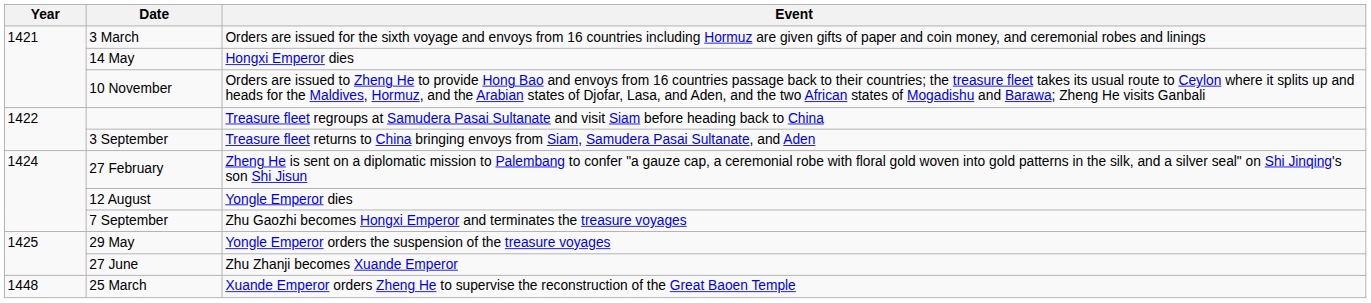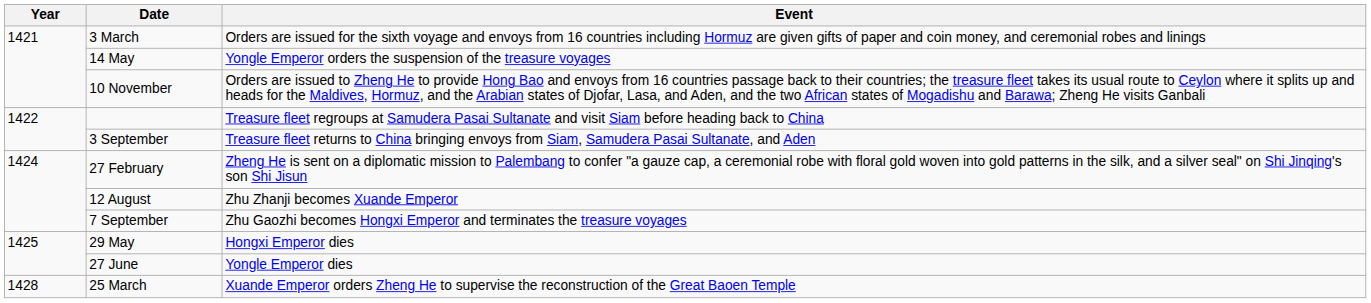(290, 59) Hongxi Emperor dies -> (418, 59) Yongle Emperor orders the suspension of the treasure voyages
(289, 199) Yongle Emperor dies -> (342, 199) Zhu Zhanji becomes Xuande Emperor
(418, 242) Yongle Emperor orders the suspension of the treasure voyages -> (290, 242) Hongxi Emperor dies
(342, 264) Zhu Zhanji becomes Xuande Emperor -> (289, 264) Yongle Emperor dies
(23, 286) 1448 -> (23, 286) 1428
